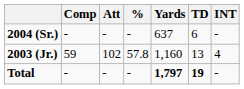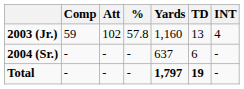rows swapped: (32, 53) <-> (33, 34)
